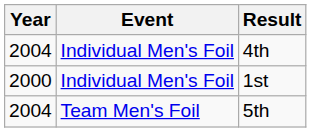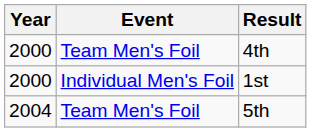(30, 50) 2004 -> (30, 50) 2000
(147, 50) Individual Men's Foil -> (130, 50) Team Men's Foil
